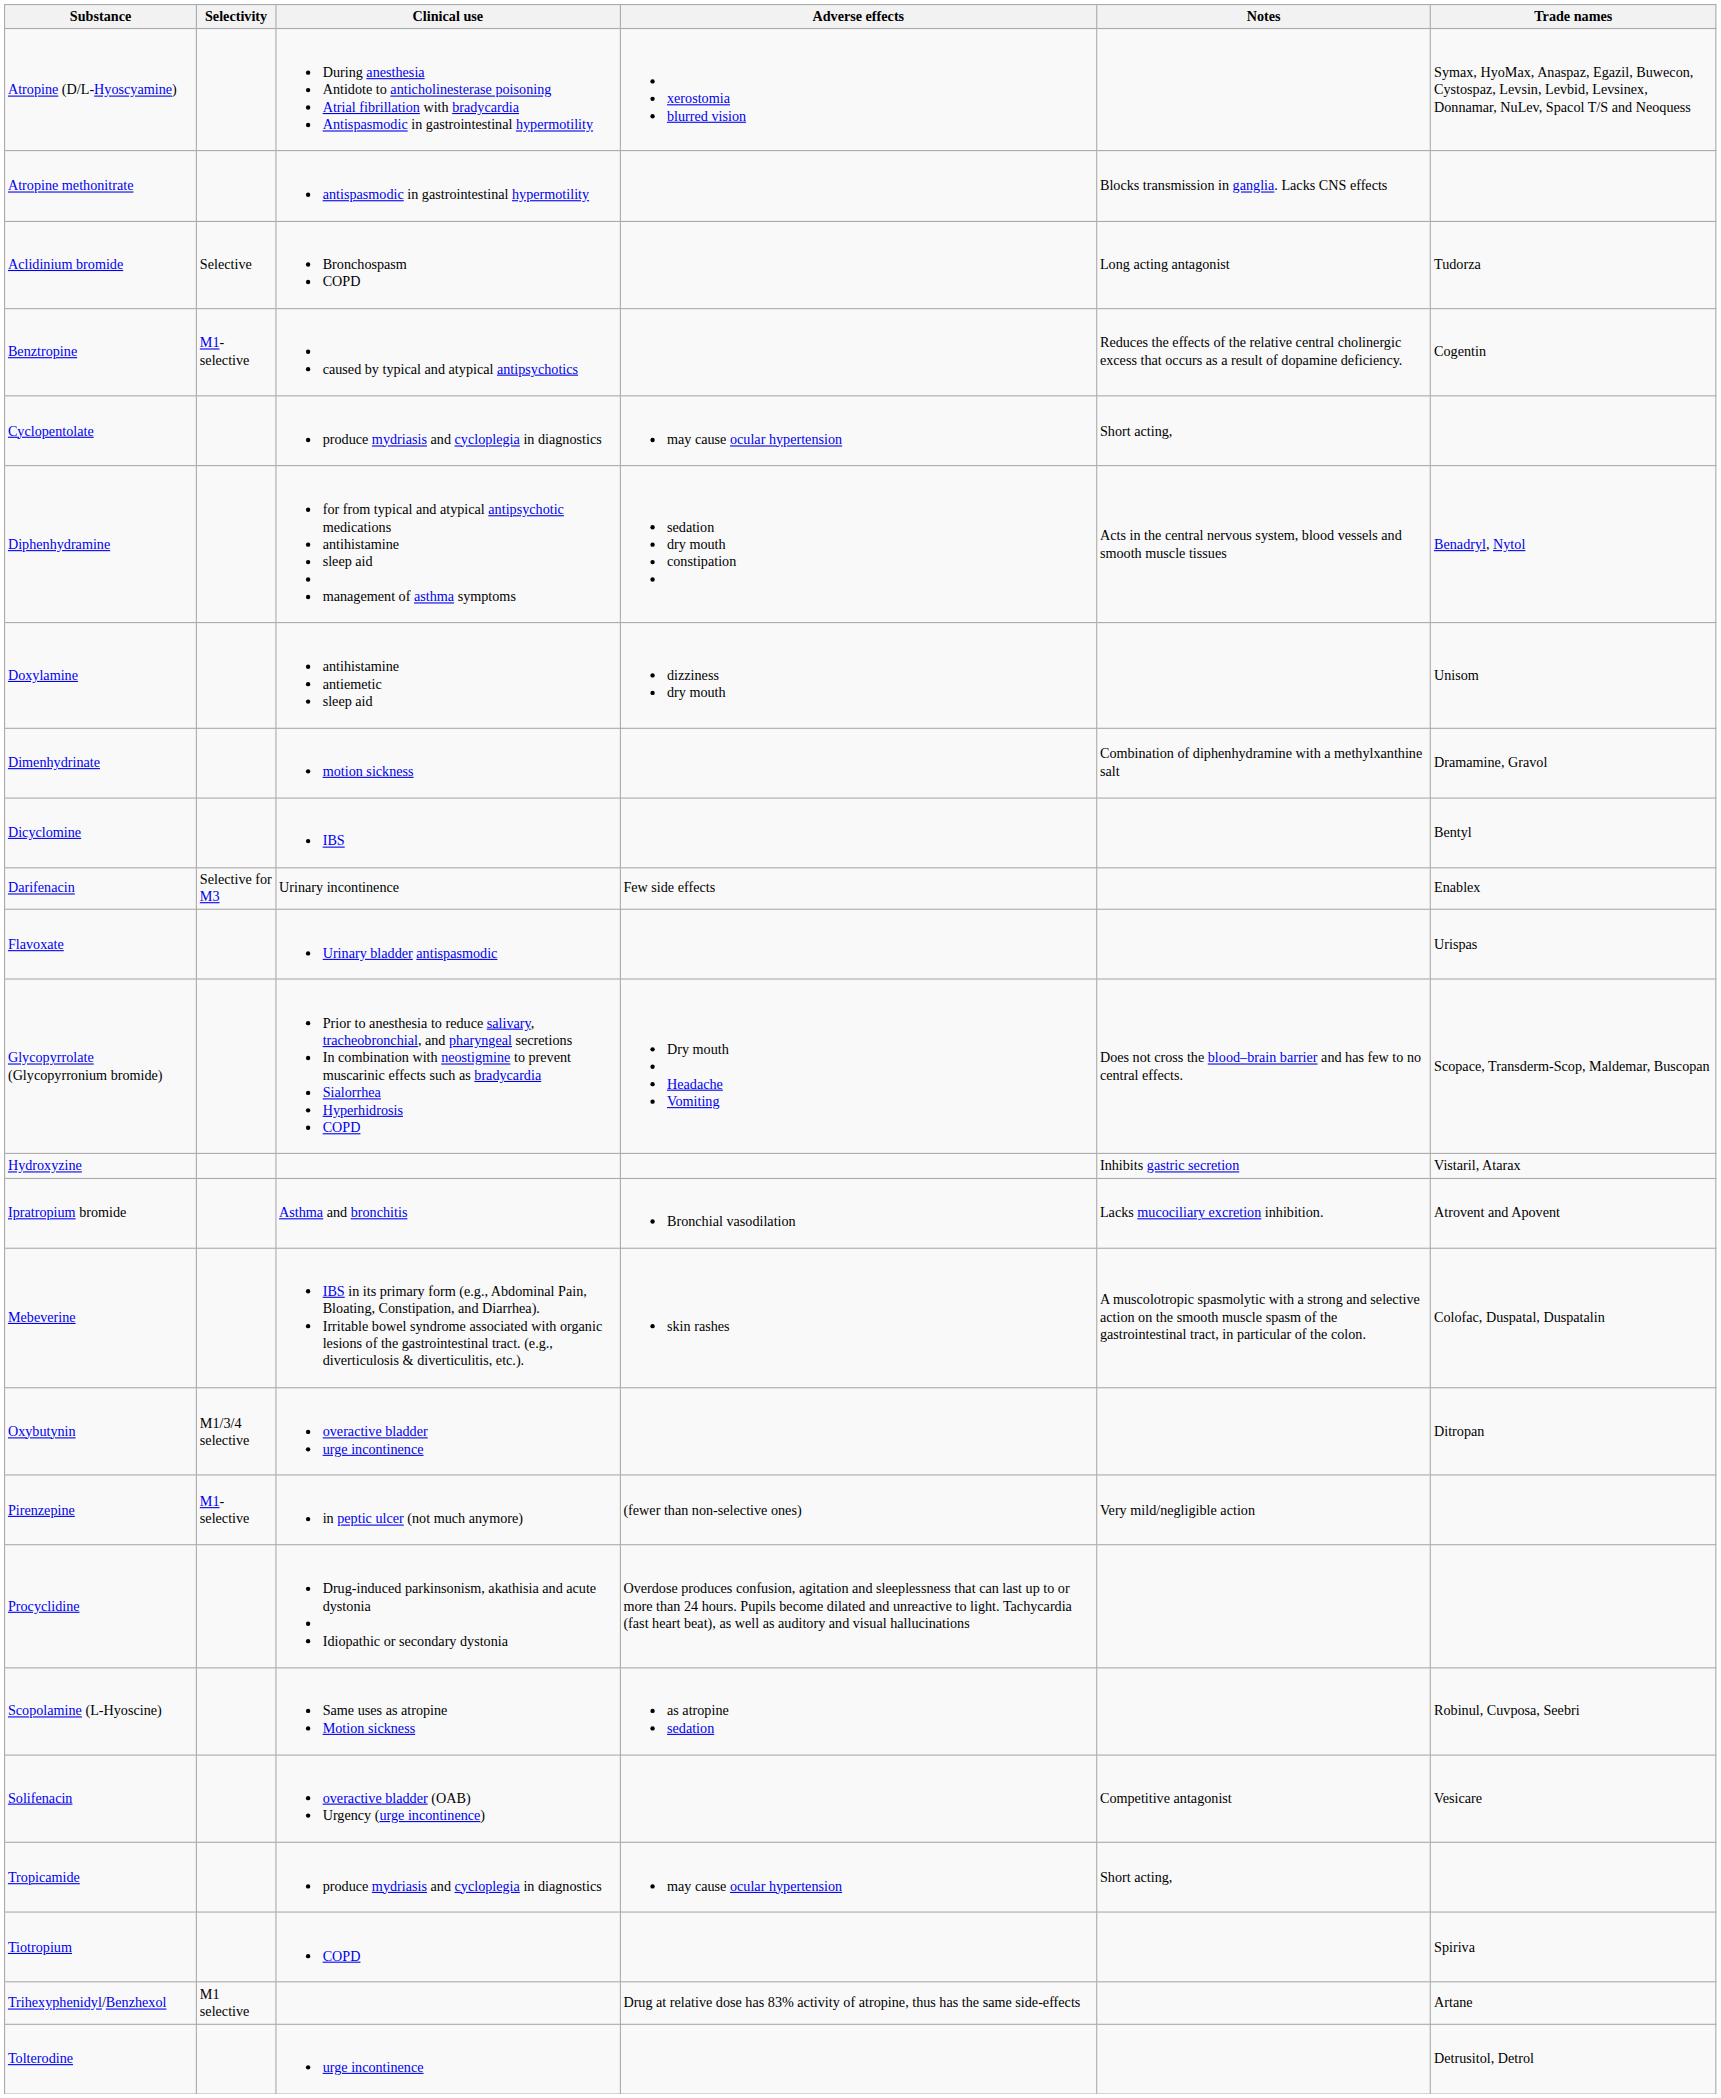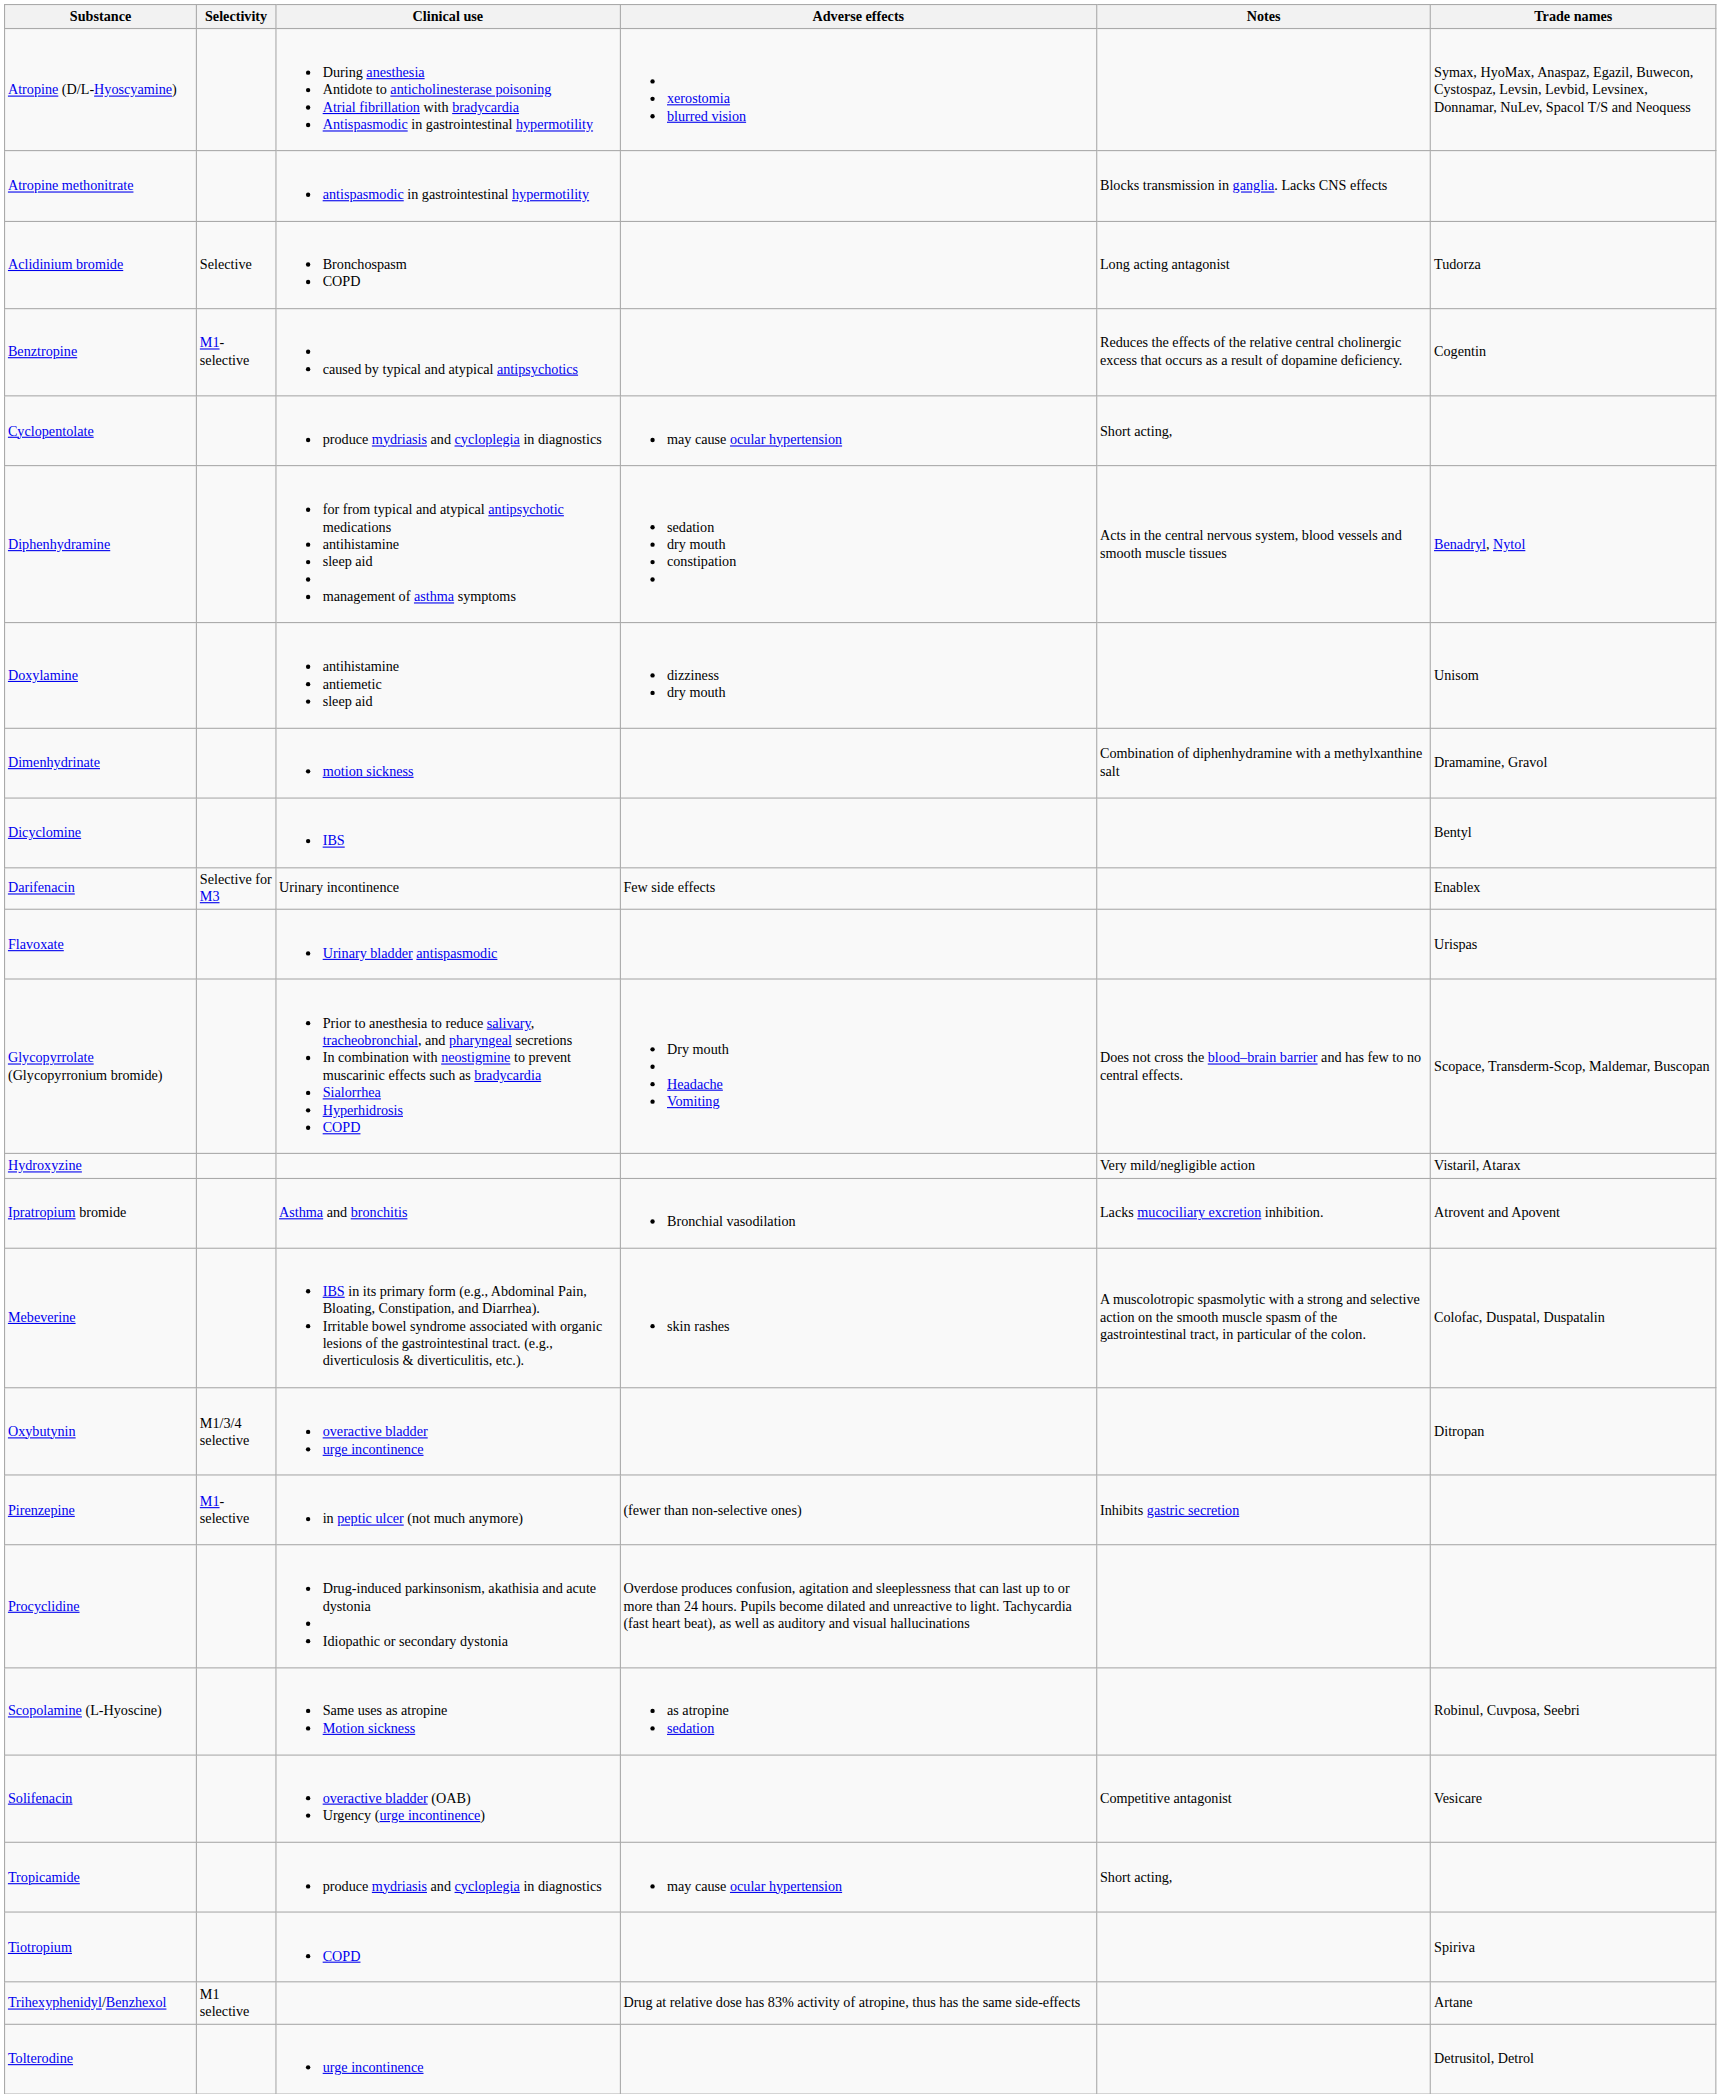(1170, 1165) Inhibits gastric secretion -> (1177, 1165) Very mild/negligible action
(1177, 1510) Very mild/negligible action -> (1170, 1510) Inhibits gastric secretion
